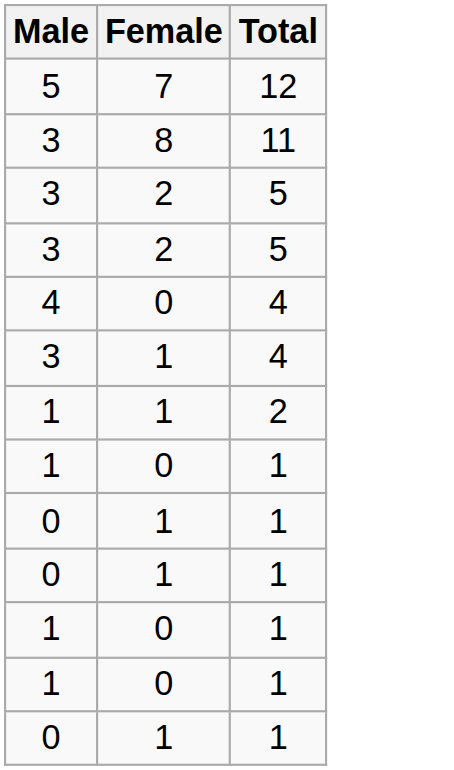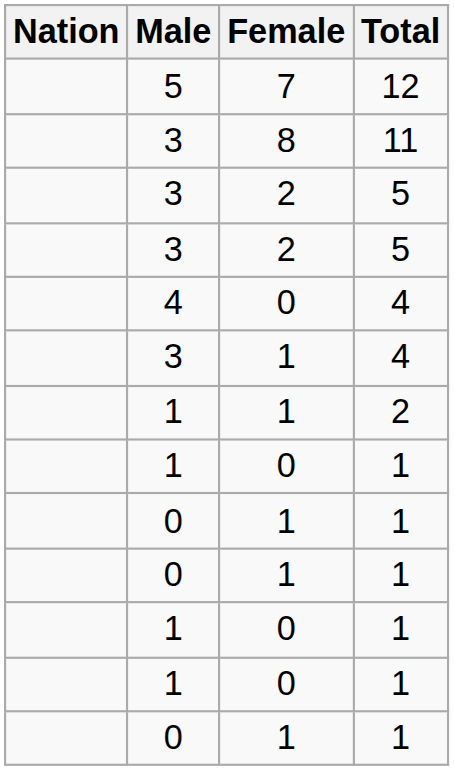+ column: (66, 31)
